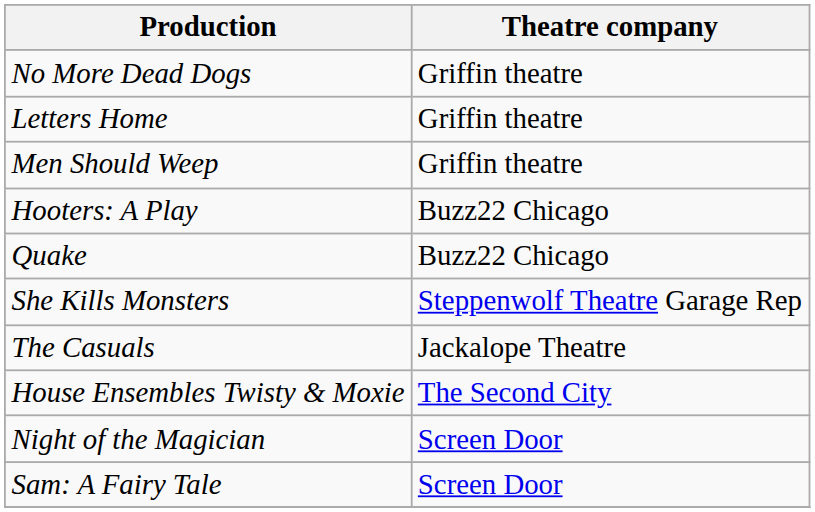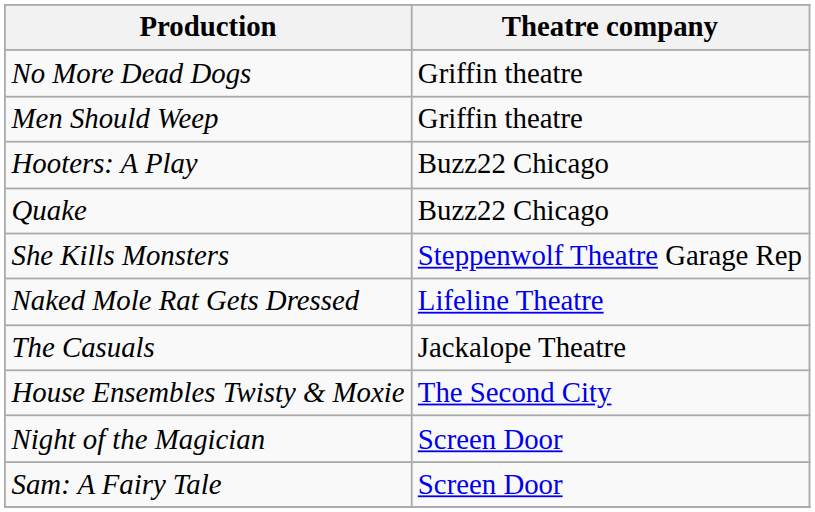- row: (90, 118)
+ row: (185, 301)
